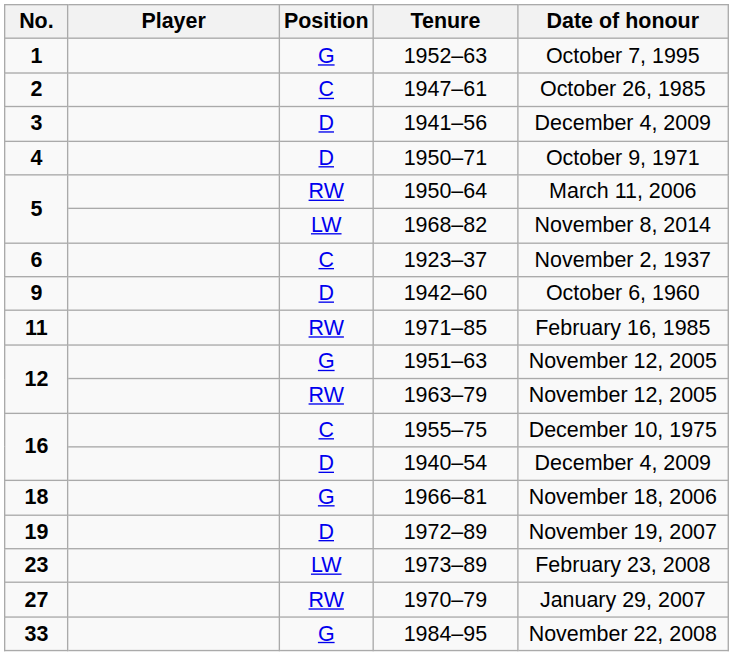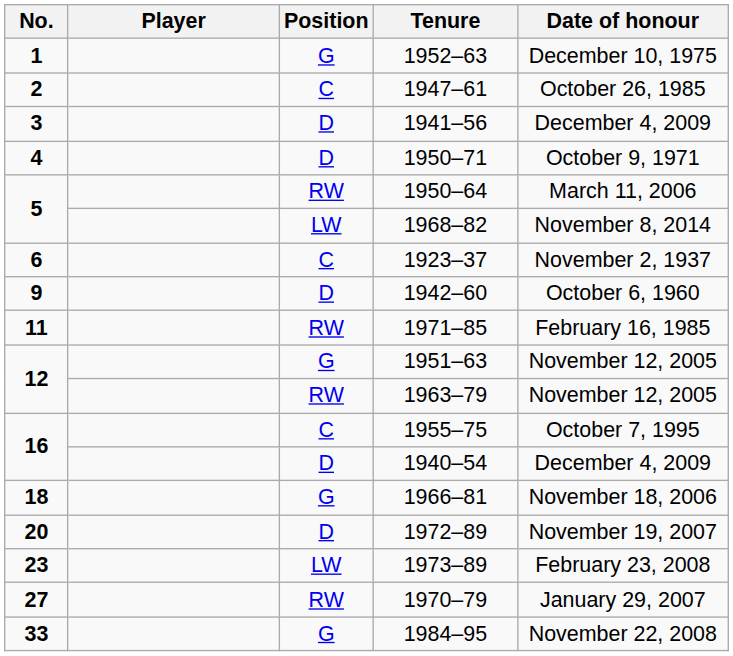(623, 55) October 7, 1995 -> (623, 55) December 10, 1975
(623, 429) December 10, 1975 -> (623, 429) October 7, 1995
(36, 531) 19 -> (36, 531) 20
